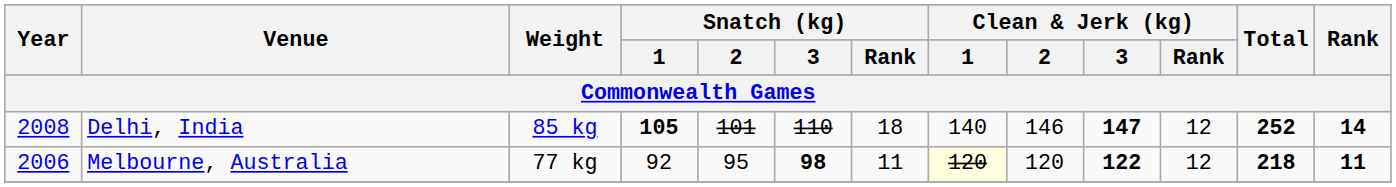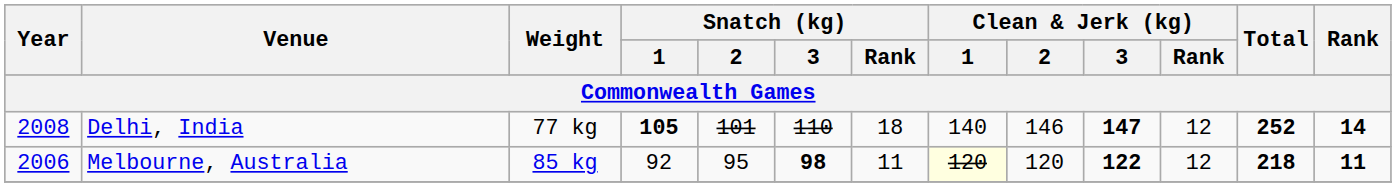(565, 129) 85 kg -> (565, 129) 77 kg
(565, 164) 77 kg -> (565, 164) 85 kg
